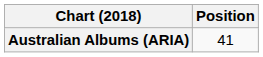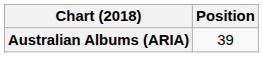(225, 39) 41 -> (225, 39) 39
